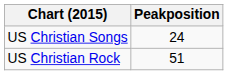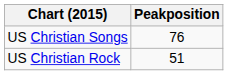(177, 37) 24 -> (177, 37) 76
